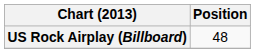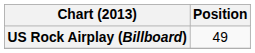(220, 37) 48 -> (220, 37) 49
